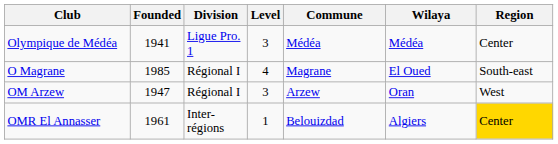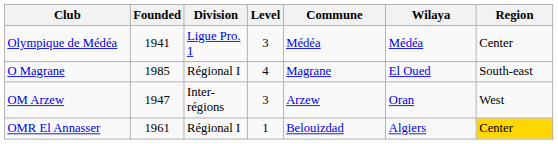(214, 93) Régional I -> (206, 100) Inter-régions
(206, 121) Inter-régions -> (214, 128) Régional I
